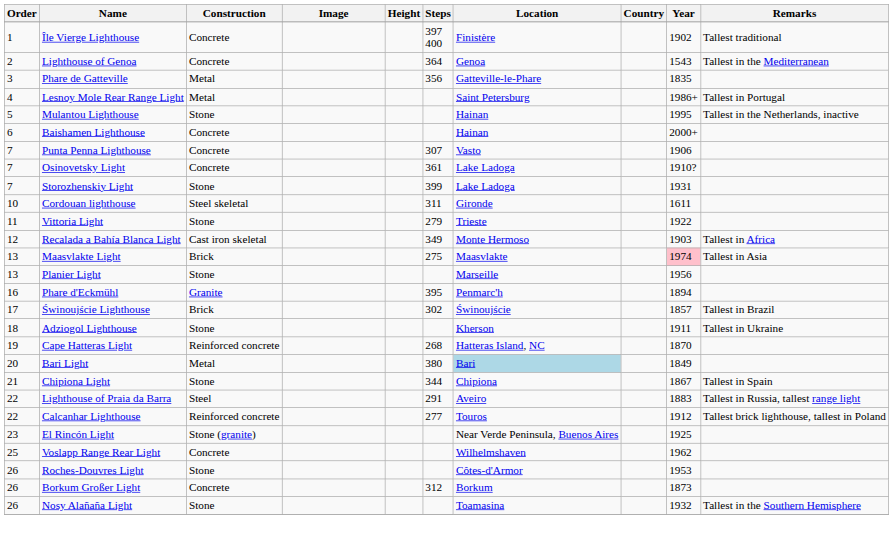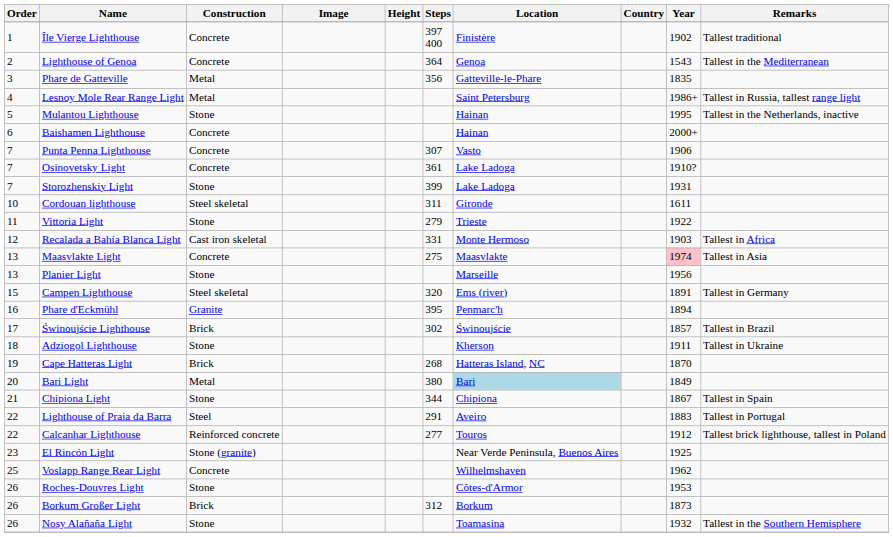(744, 97) Tallest in Portugal -> (782, 97) Tallest in Russia, tallest range light
(434, 239) 349 -> (434, 239) 331
(201, 256) Brick -> (209, 256) Concrete
+ row: (87, 292)
(234, 345) Reinforced concrete -> (201, 363) Brick
(782, 398) Tallest in Russia, tallest range light -> (744, 416) Tallest in Portugal
(209, 487) Concrete -> (201, 505) Brick
